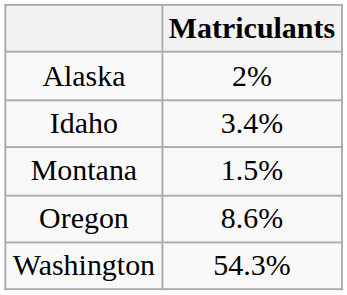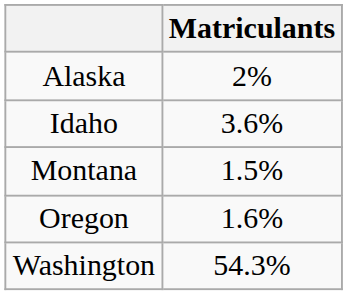(252, 123) 3.4% -> (252, 123) 3.6%
(252, 218) 8.6% -> (252, 218) 1.6%
